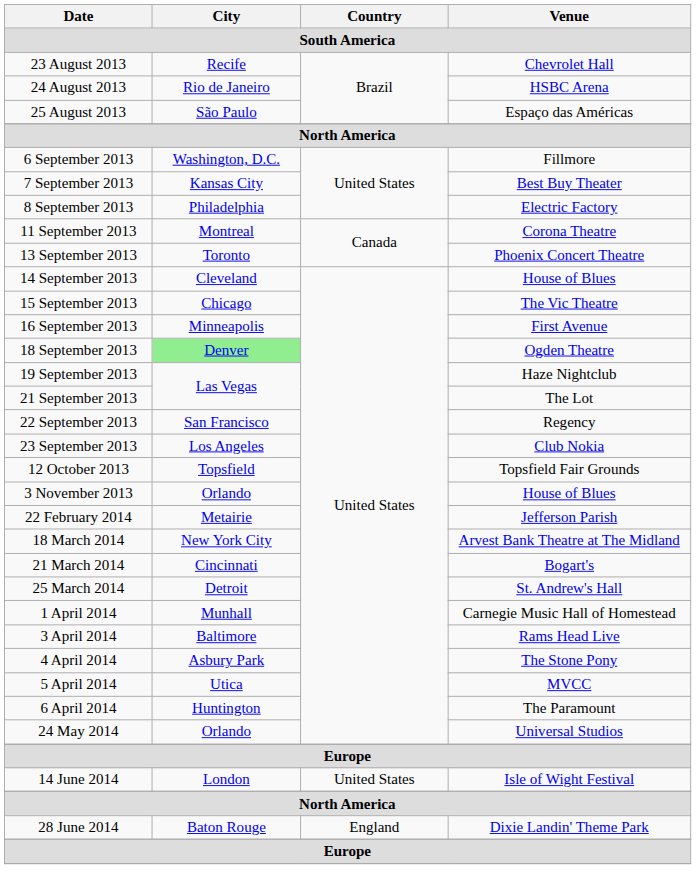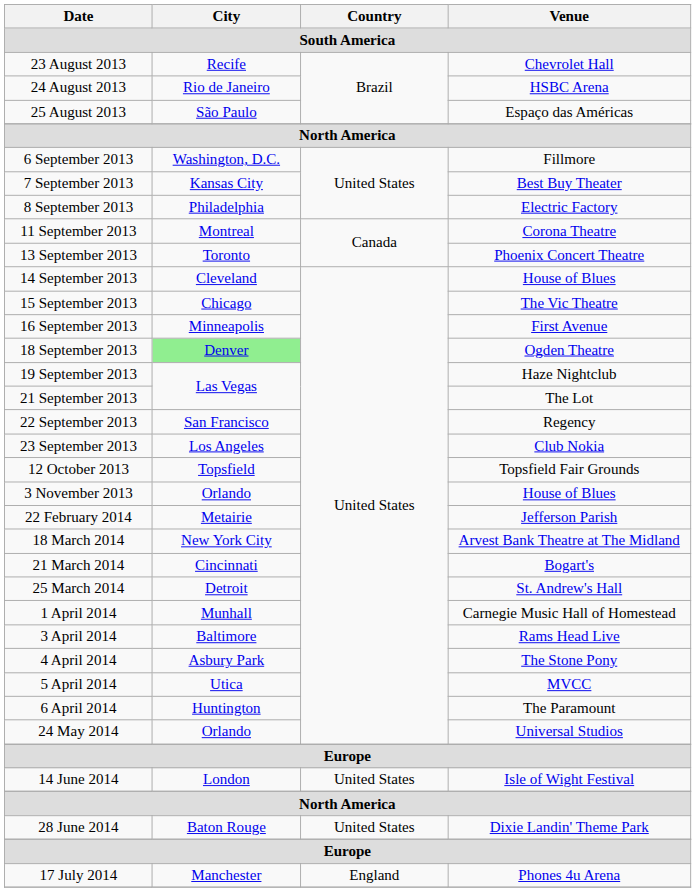(374, 827) England -> (374, 827) United States
+ row: (78, 875)
